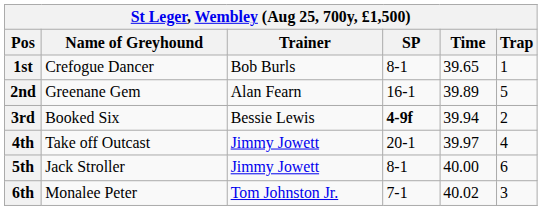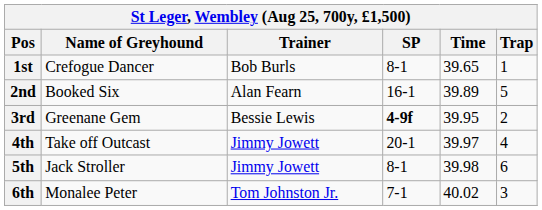(93, 92) Greenane Gem -> (82, 92) Booked Six
(82, 117) Booked Six -> (93, 117) Greenane Gem
(461, 117) 39.94 -> (461, 117) 39.95
(461, 167) 40.00 -> (461, 167) 39.98
